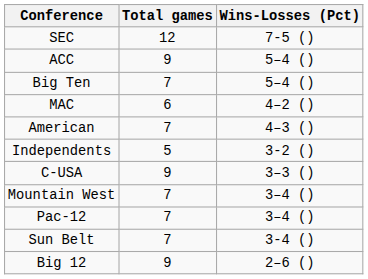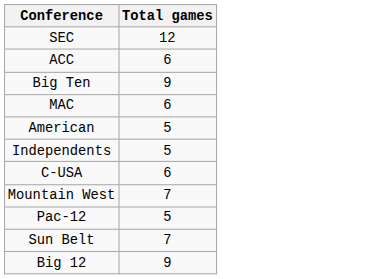- column: (290, 16)
(167, 61) 9 -> (167, 61) 6
(167, 83) 7 -> (167, 83) 9
(167, 128) 7 -> (167, 128) 5
(167, 173) 9 -> (167, 173) 6
(167, 218) 7 -> (167, 218) 5
